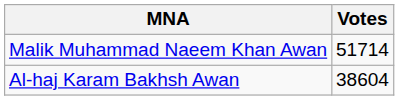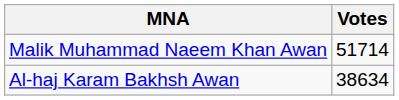(362, 79) 38604 -> (362, 79) 38634
